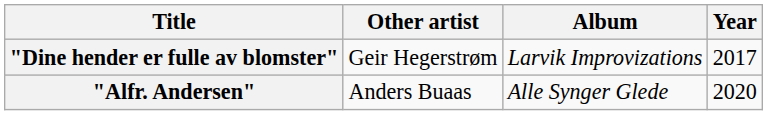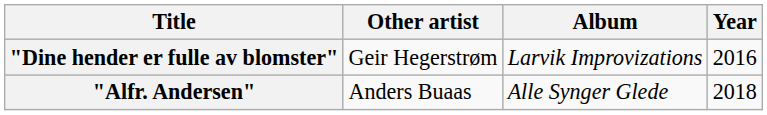(735, 57) 2017 -> (735, 57) 2016
(735, 92) 2020 -> (735, 92) 2018
